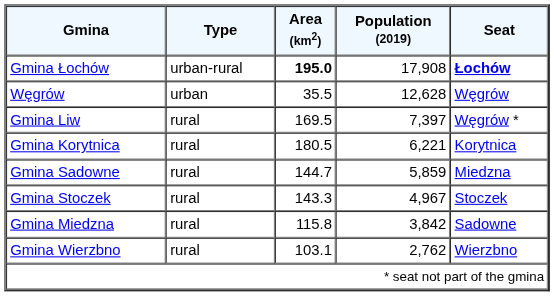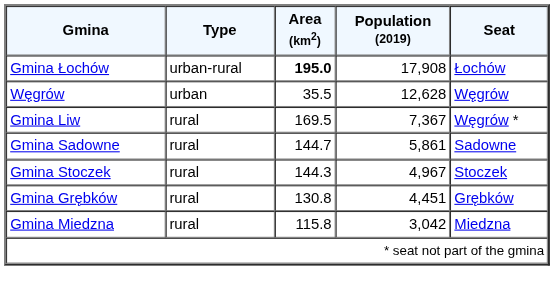(483, 67) bold -> (480, 67) normal
(428, 119) 7,397 -> (428, 119) 7,367
- row: (65, 146)
(428, 172) 5,859 -> (428, 146) 5,861
(483, 172) Miedzna -> (485, 146) Sadowne
(313, 198) 143.3 -> (313, 172) 144.3
+ row: (64, 198)
(428, 224) 3,842 -> (428, 224) 3,042
(485, 224) Sadowne -> (482, 224) Miedzna
- row: (65, 250)
